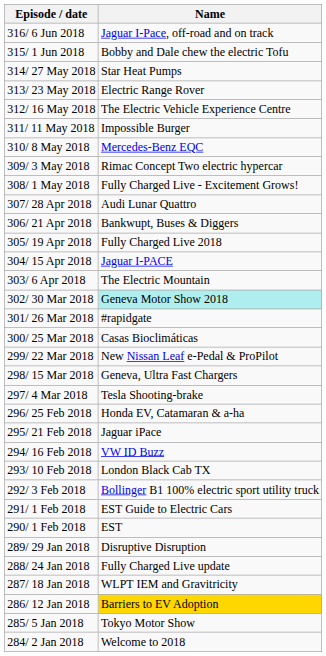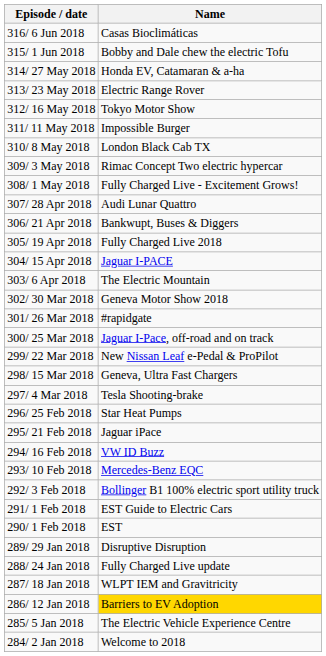(187, 33) Jaguar I-Pace, off-road and on track -> (150, 33) Casas Bioclimáticas
(141, 71) Star Heat Pumps -> (173, 71) Honda EV, Catamaran & a-ha
(196, 109) The Electric Vehicle Experience Centre -> (148, 109) Tokyo Motor Show
(152, 147) Mercedes-Benz EQC -> (156, 147) London Black Cab TX
(164, 299) paleturquoise background -> (164, 299) no background
(150, 337) Casas Bioclimáticas -> (187, 337) Jaguar I-Pace, off-road and on track
(173, 413) Honda EV, Catamaran & a-ha -> (141, 413) Star Heat Pumps
(156, 470) London Black Cab TX -> (152, 470) Mercedes-Benz EQC
(148, 623) Tokyo Motor Show -> (196, 623) The Electric Vehicle Experience Centre
